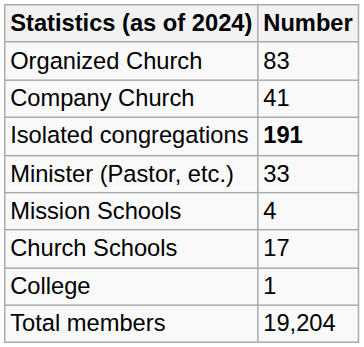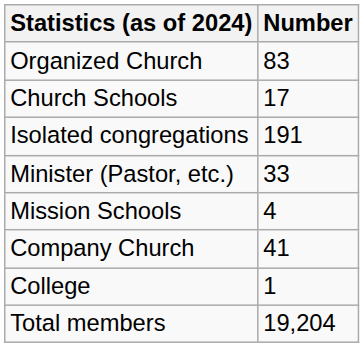rows swapped: (102, 98) <-> (94, 248)
(283, 135) bold -> (283, 135) normal
